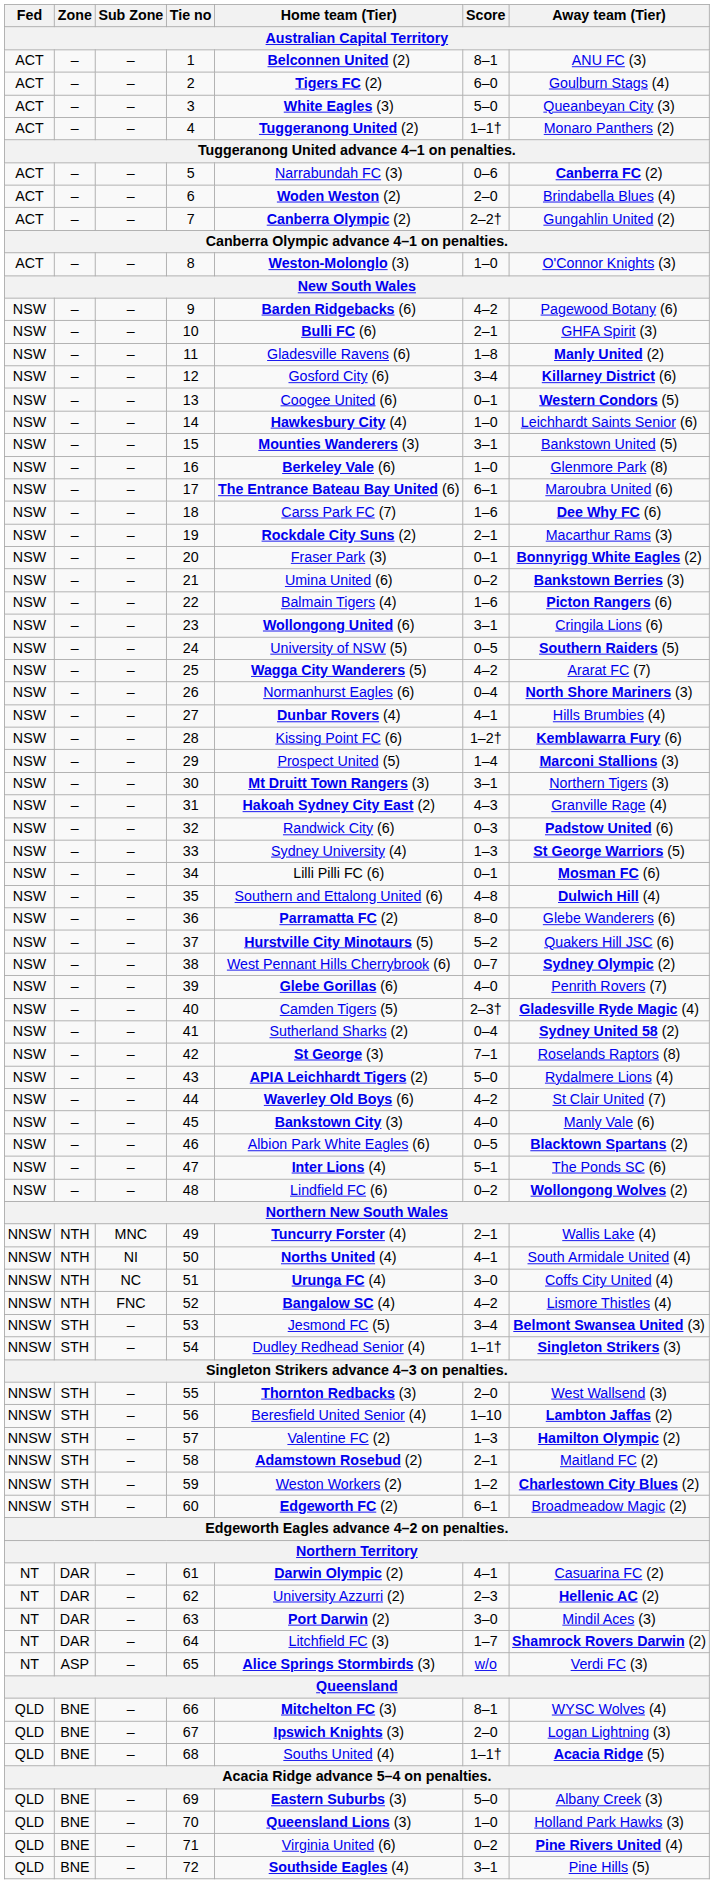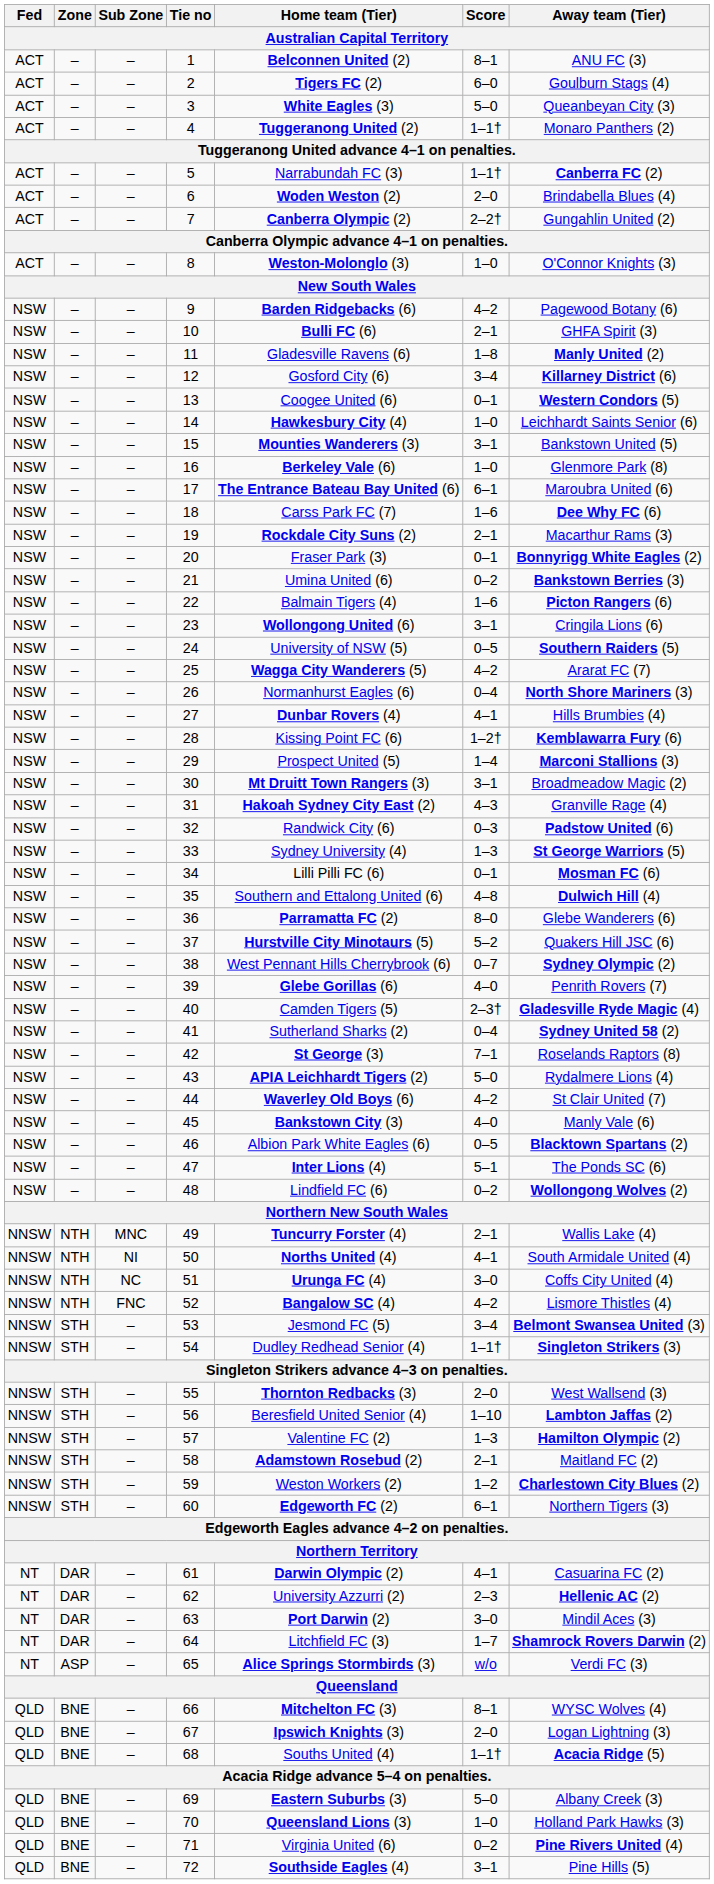(486, 173) 0–6 -> (486, 173) 1–1†
(609, 783) Northern Tigers (3) -> (609, 783) Broadmeadow Magic (2)
(609, 1506) Broadmeadow Magic (2) -> (609, 1506) Northern Tigers (3)
